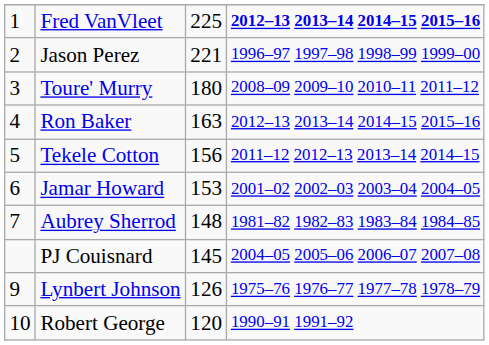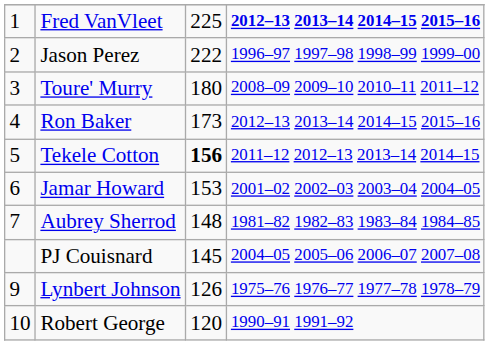(206, 54) 221 -> (206, 54) 222
(206, 121) 163 -> (206, 121) 173
(206, 155) normal -> (206, 155) bold
